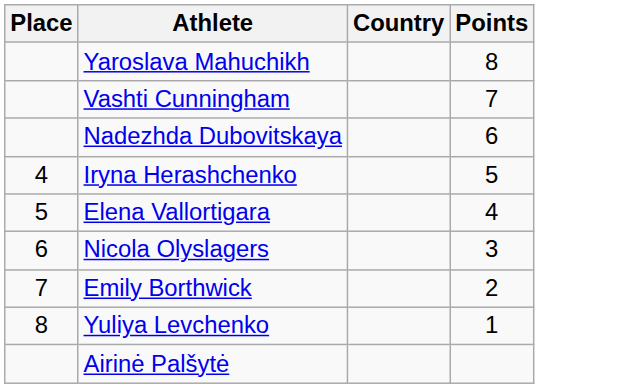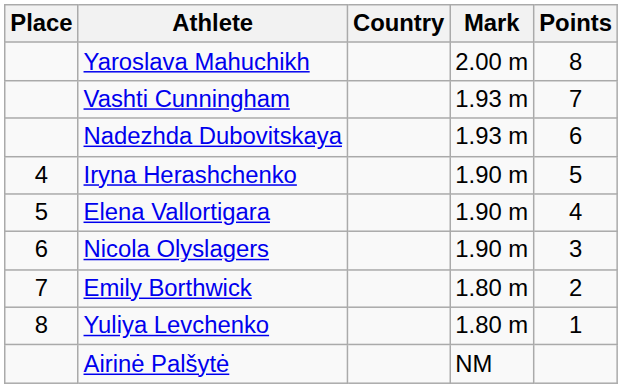+ column: (492, 23)
